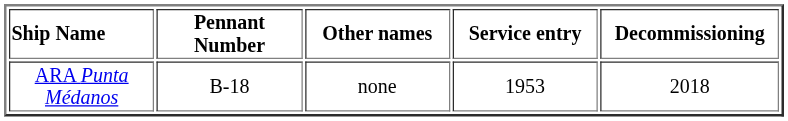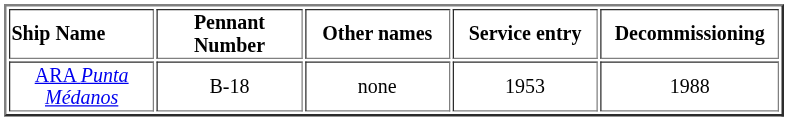(690, 86) 2018 -> (690, 86) 1988
